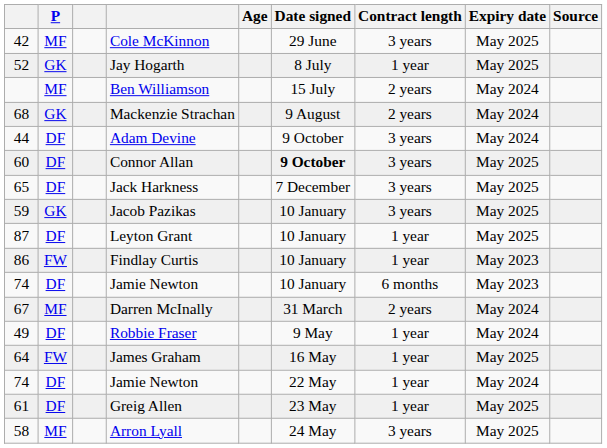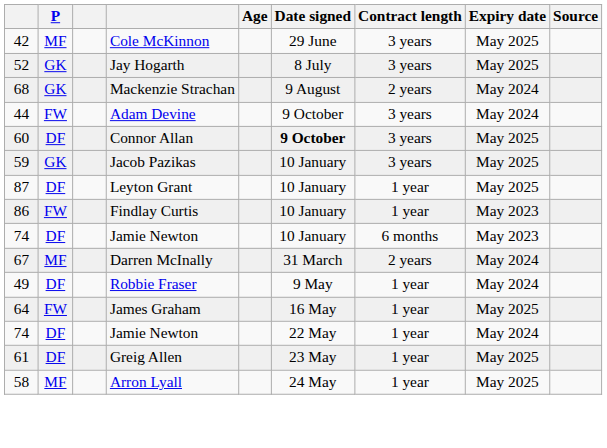(410, 65) 1 year -> (410, 65) 3 years
- row: (21, 90)
(55, 138) DF -> (55, 114) FW
- row: (21, 187)
(410, 430) 3 years -> (410, 382) 1 year
